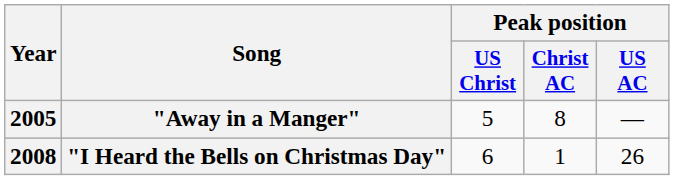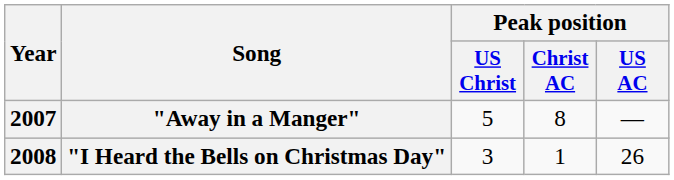(33, 118) 2005 -> (33, 118) 2007
(488, 155) 6 -> (488, 155) 3
